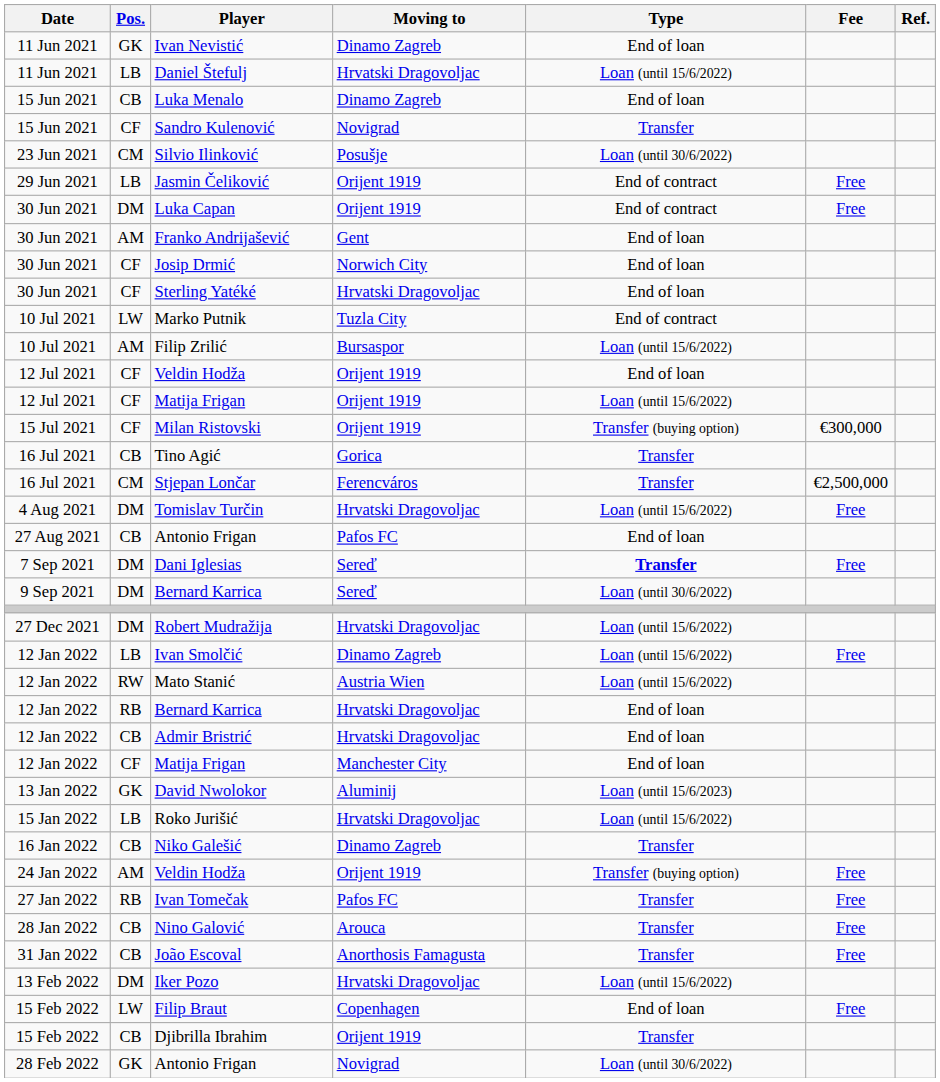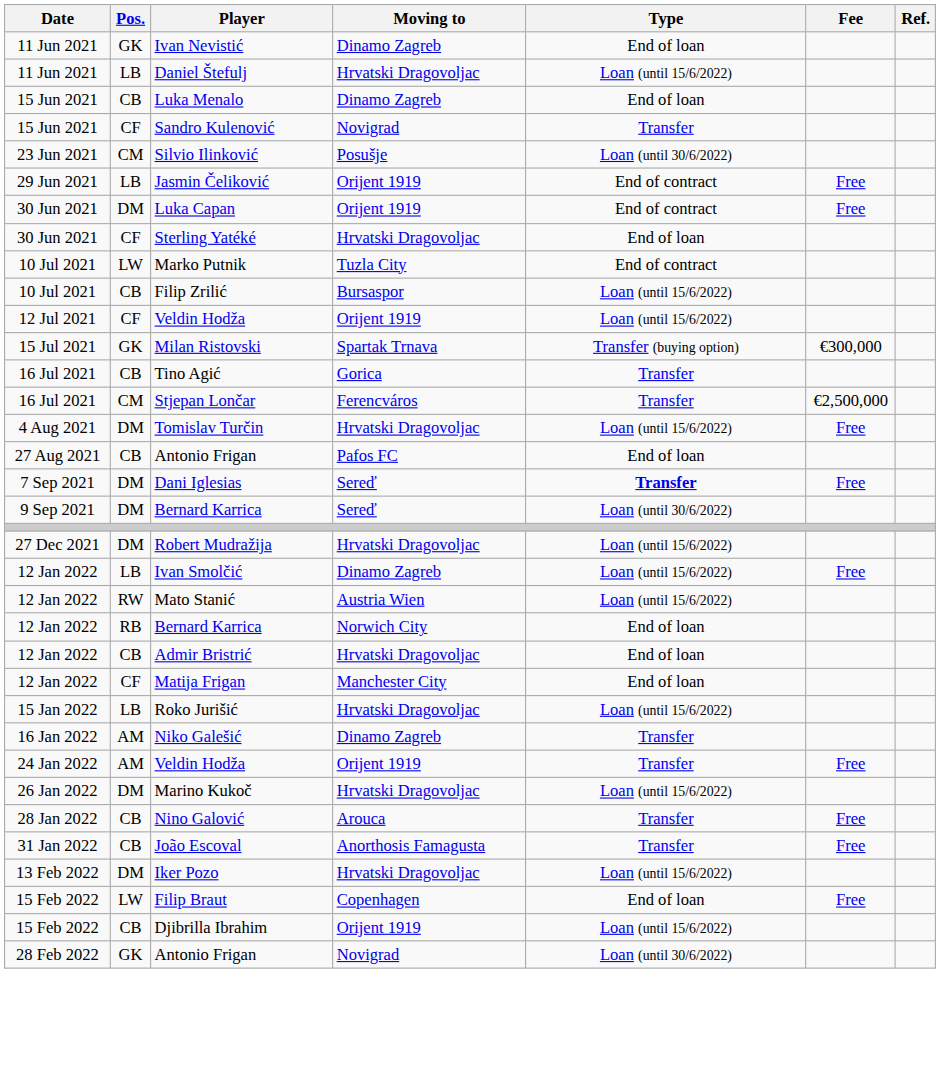- row: (57, 236)
- row: (57, 264)
(131, 346) AM -> (131, 291) CB
(666, 373) End of loan -> (666, 318) Loan (until 15/6/2022)
- row: (57, 400)
(131, 428) CF -> (131, 346) GK
(379, 428) Orijent 1919 -> (387, 346) Spartak Trnava
(408, 708) Hrvatski Dragovoljac -> (382, 627) Norwich City
- row: (57, 790)
(131, 845) CB -> (131, 736) AM
(666, 872) Transfer (buying option) -> (666, 763) Transfer
+ row: (57, 790)
- row: (57, 900)
(666, 1036) Transfer -> (666, 927) Loan (until 15/6/2022)
